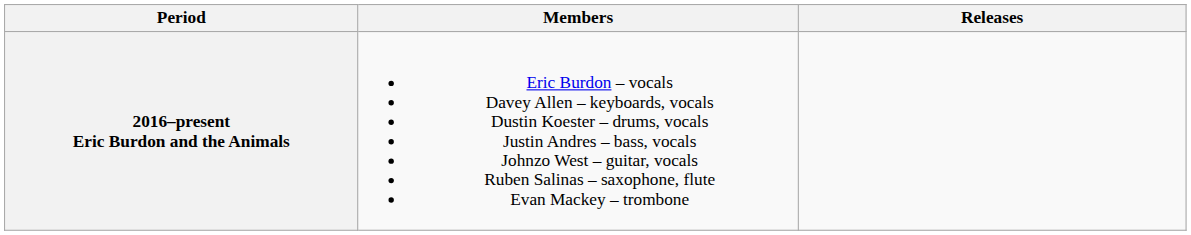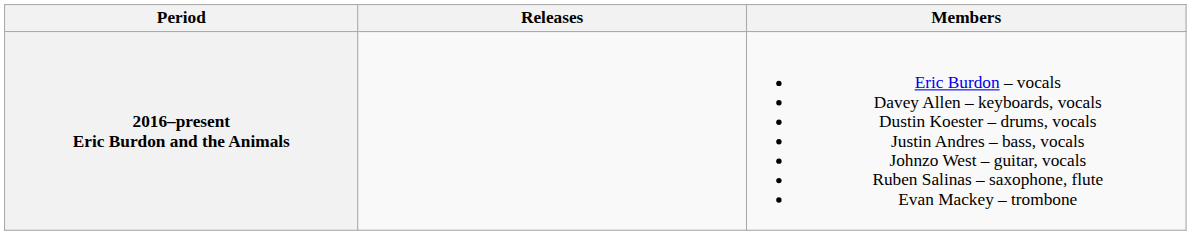columns swapped: (578, 18) <-> (992, 18)
